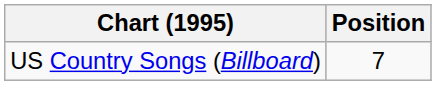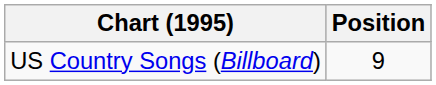(378, 60) 7 -> (378, 60) 9
